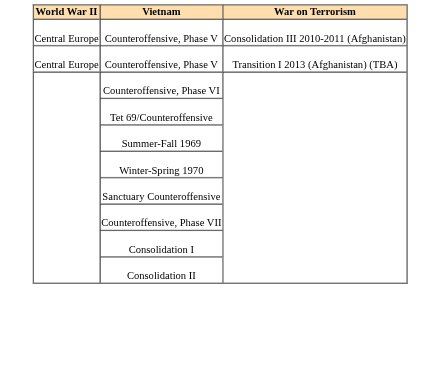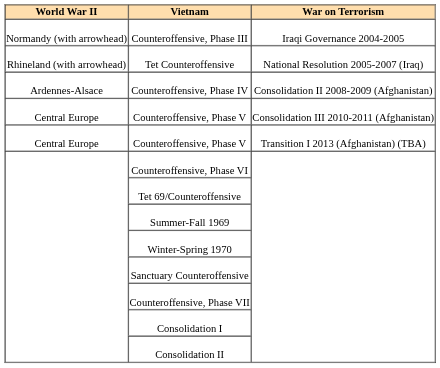+ row: (190, 38)
+ row: (190, 64)
+ row: (190, 91)
